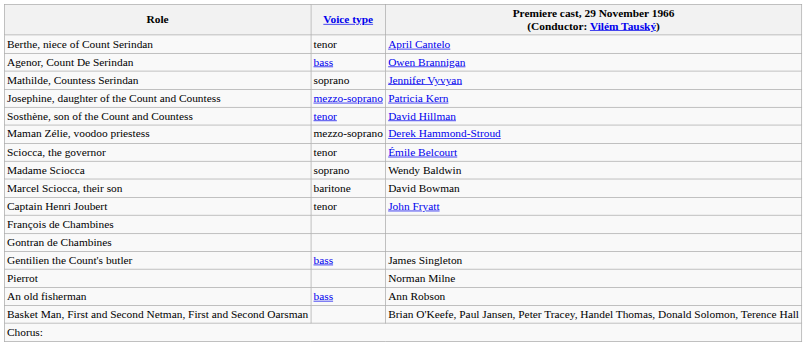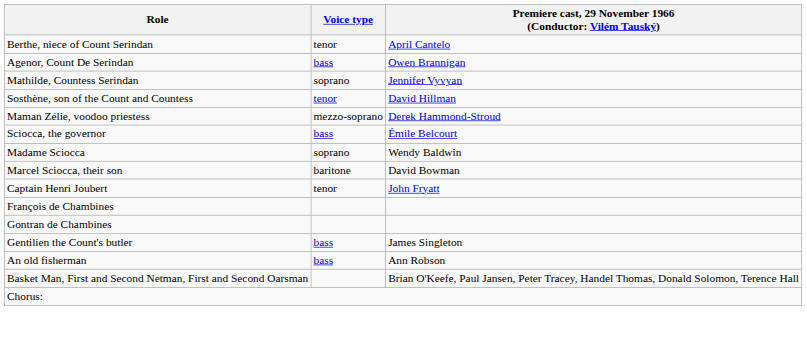- row: (114, 98)
(325, 152) tenor -> (323, 134) bass
- row: (22, 278)
